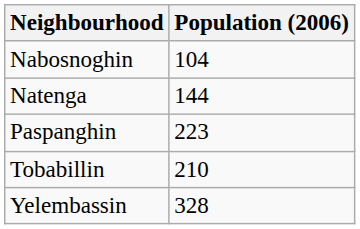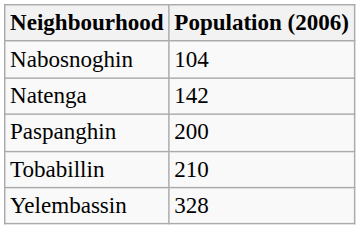(192, 95) 144 -> (192, 95) 142
(192, 132) 223 -> (192, 132) 200
